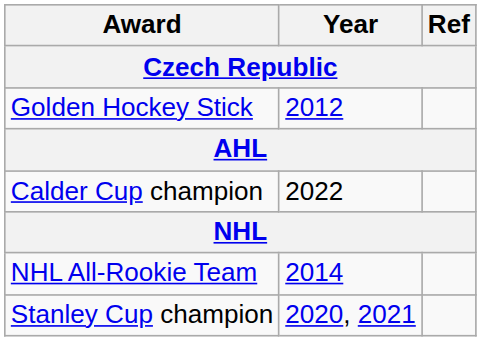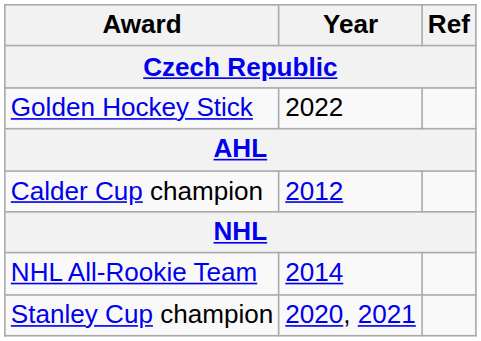(314, 107) 2012 -> (314, 107) 2022
(314, 190) 2022 -> (314, 190) 2012
